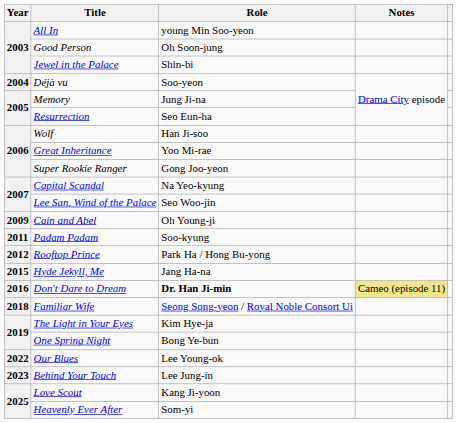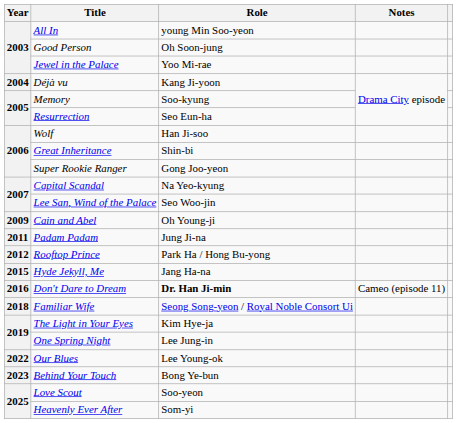(177, 64) Shin-bi -> (186, 64) Yoo Mi-rae
(182, 82) Soo-yeon -> (191, 82) Kang Ji-yoon
(184, 99) Jung Ji-na -> (185, 99) Soo-kyung
(186, 151) Yoo Mi-rae -> (177, 151) Shin-bi
(185, 237) Soo-kyung -> (184, 237) Jung Ji-na
(402, 289) khaki background -> (402, 289) no background
(190, 340) Bong Ye-bun -> (187, 340) Lee Jung-in
(187, 375) Lee Jung-in -> (190, 375) Bong Ye-bun
(191, 392) Kang Ji-yoon -> (182, 392) Soo-yeon
